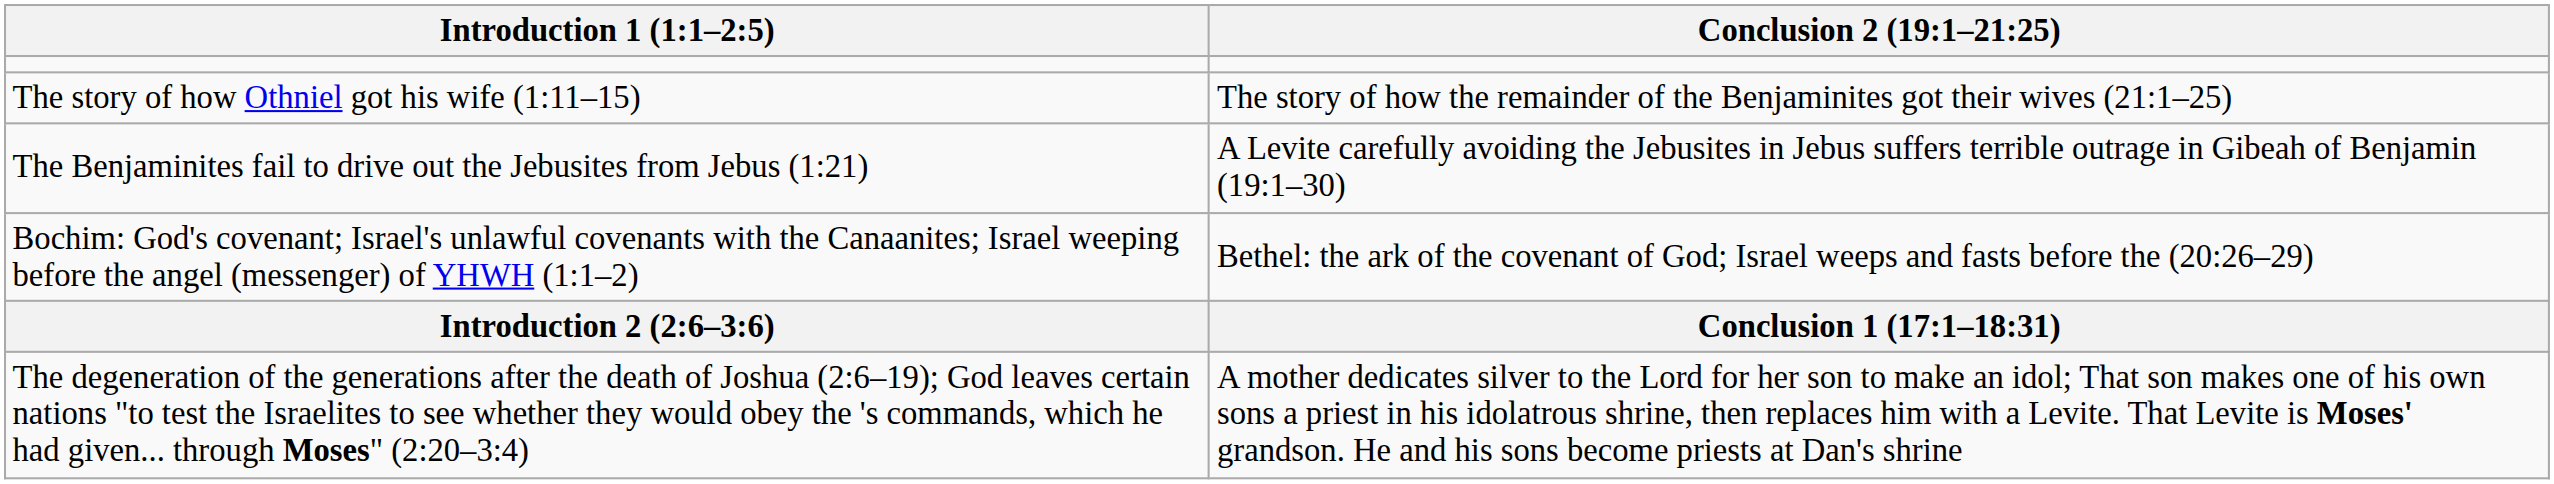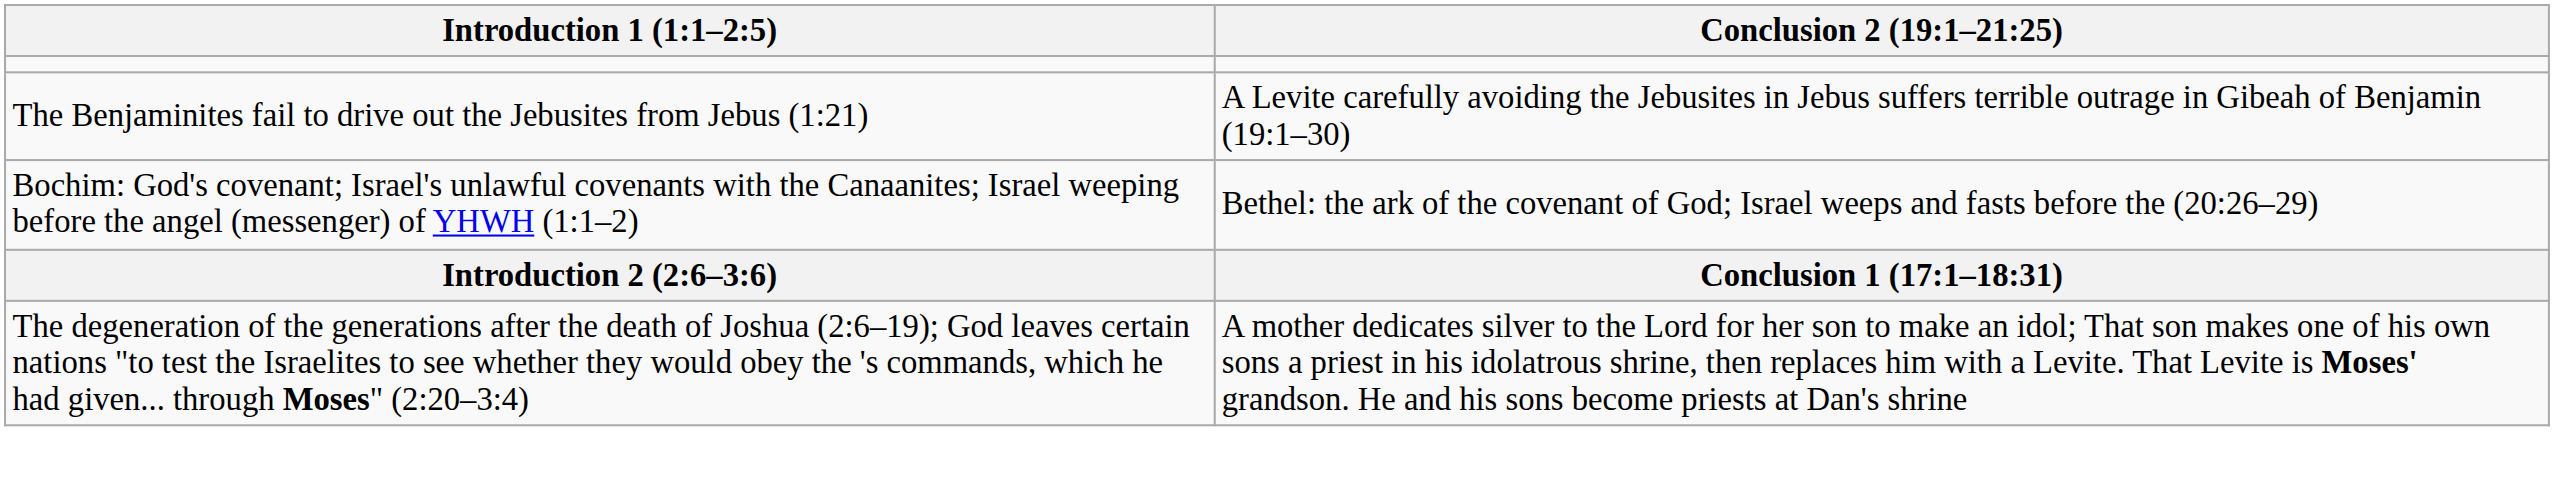- row: (327, 97)
